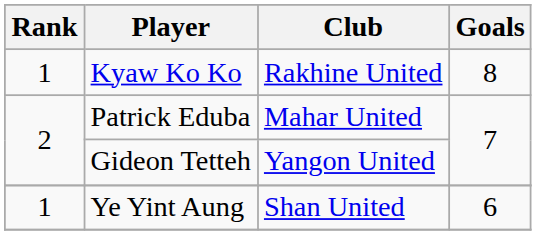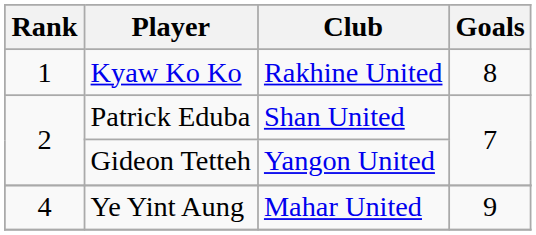(343, 116) Mahar United -> (334, 116) Shan United
(44, 206) 1 -> (44, 206) 4
(334, 206) Shan United -> (343, 206) Mahar United
(490, 206) 6 -> (490, 206) 9
